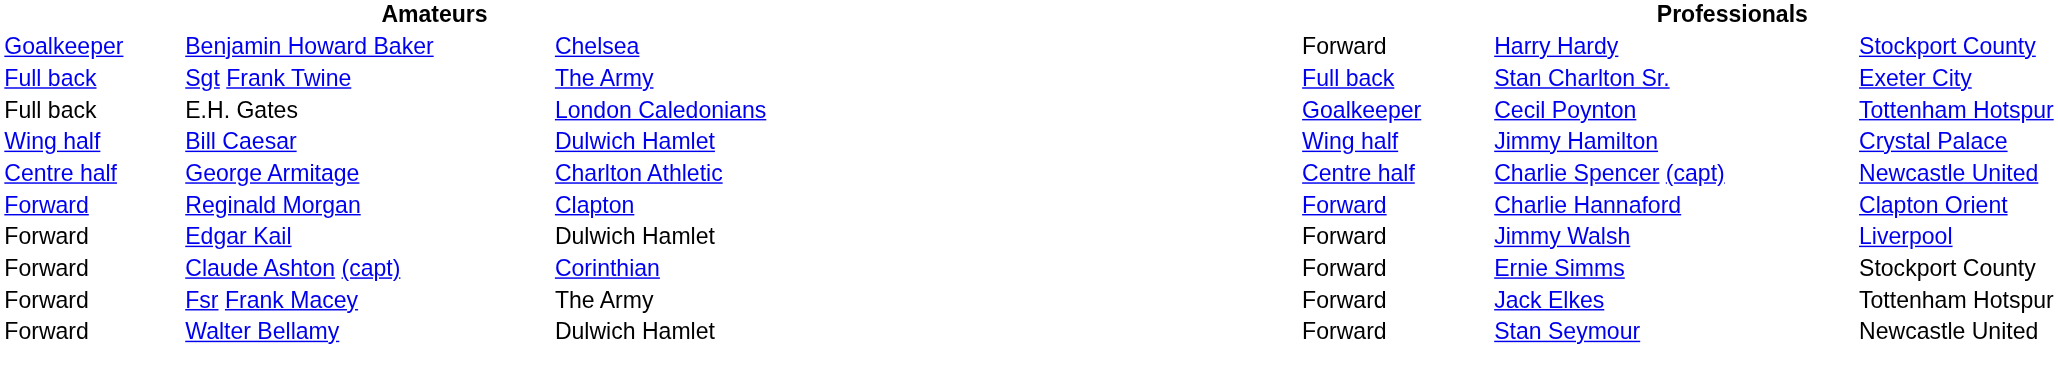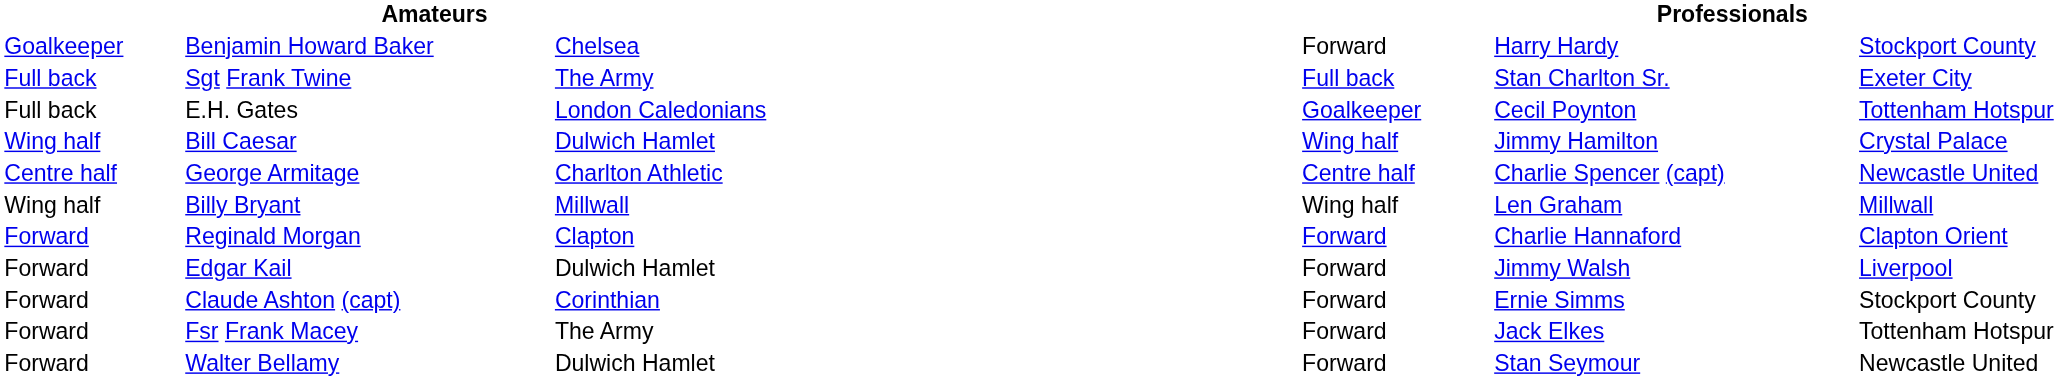+ row: (243, 205)
